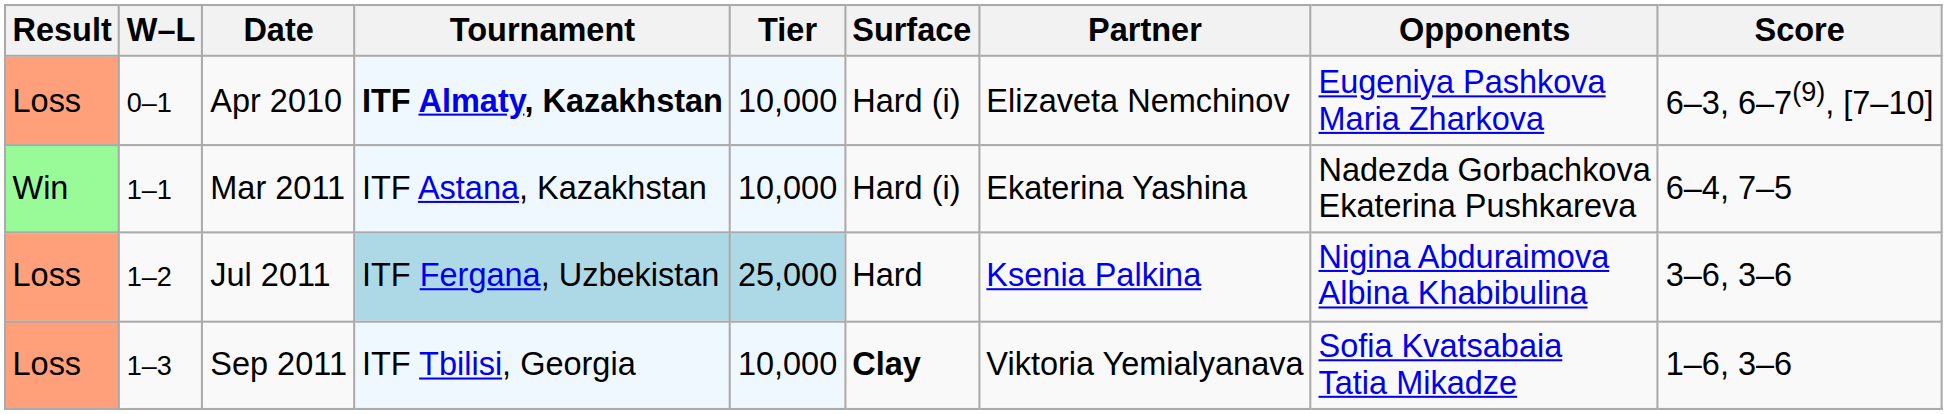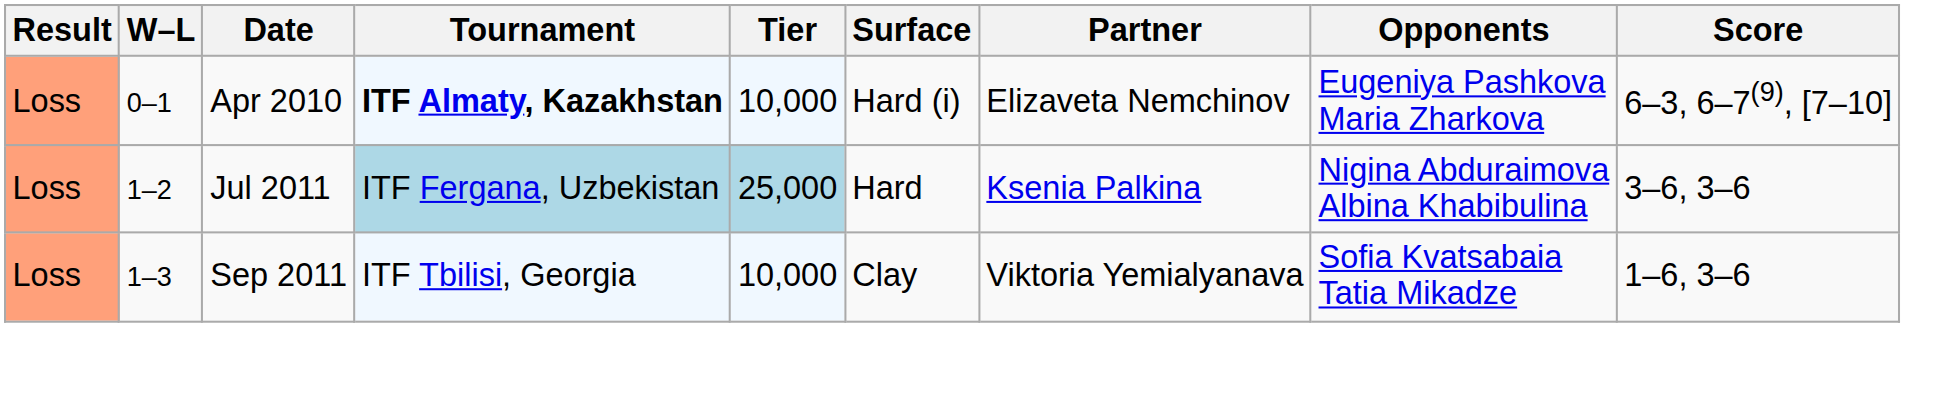- row: (278, 188)
(887, 364) bold -> (885, 276) normal
